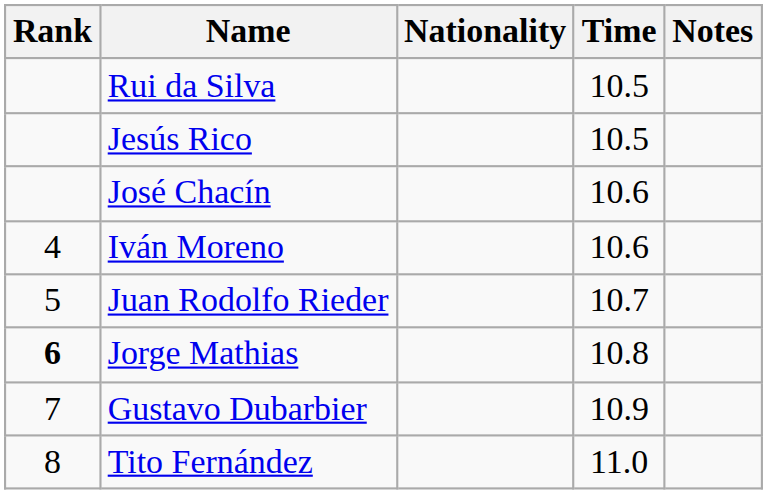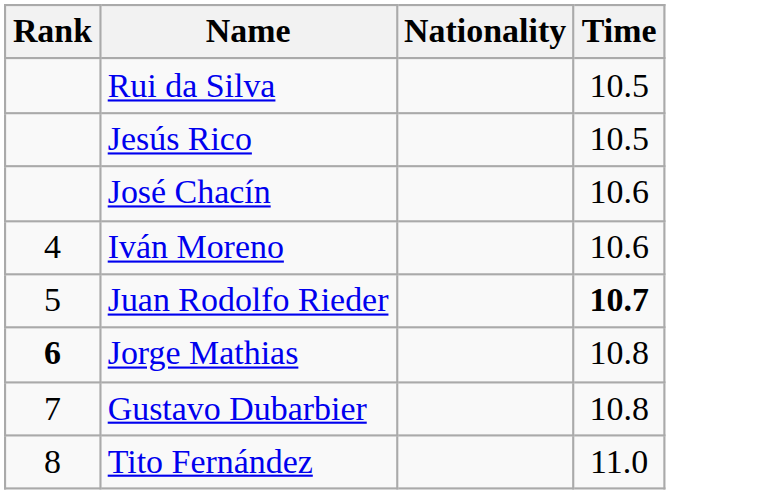- column: (713, 31)
(619, 300) normal -> (619, 300) bold
(619, 407) 10.9 -> (619, 407) 10.8
